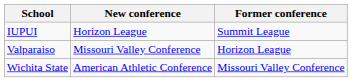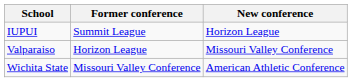columns swapped: (281, 13) <-> (143, 13)
